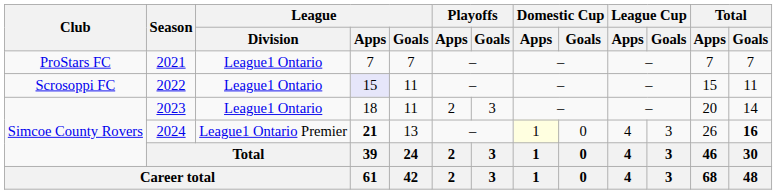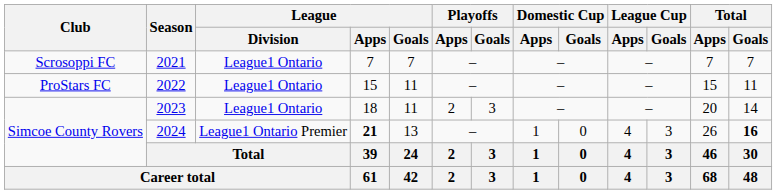(75, 62) ProStars FC -> (75, 62) Scrosoppi FC
(75, 85) Scrosoppi FC -> (75, 85) ProStars FC
(370, 85) lavender background -> (370, 85) no background
(536, 131) lightyellow background -> (536, 131) no background
